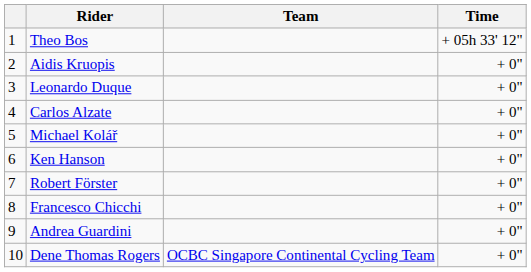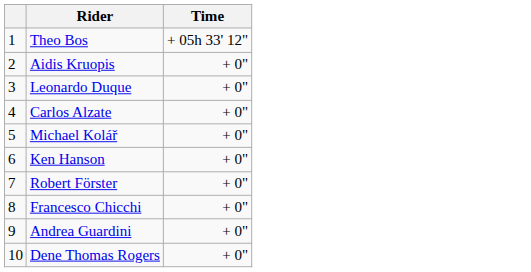- column: (301, 16)
